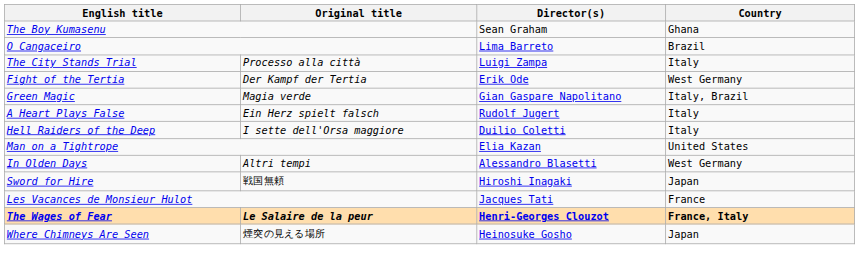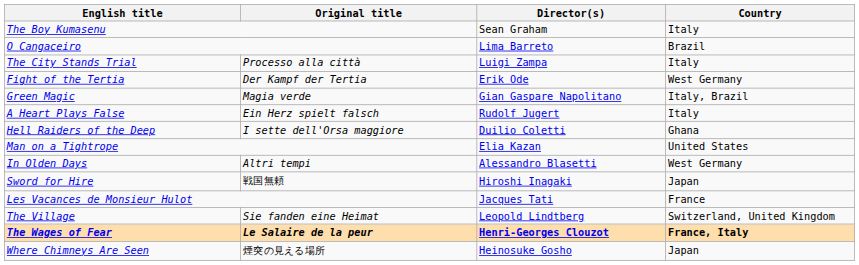(683, 30) Ghana -> (683, 30) Italy
(683, 130) Italy -> (683, 130) Ghana
+ row: (41, 216)
